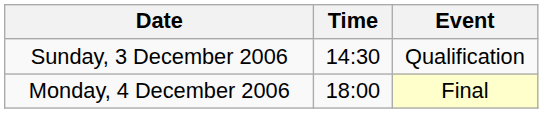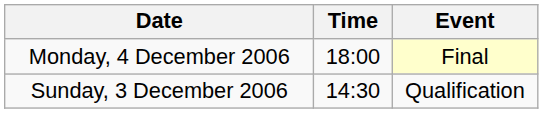rows swapped: (159, 56) <-> (159, 90)
